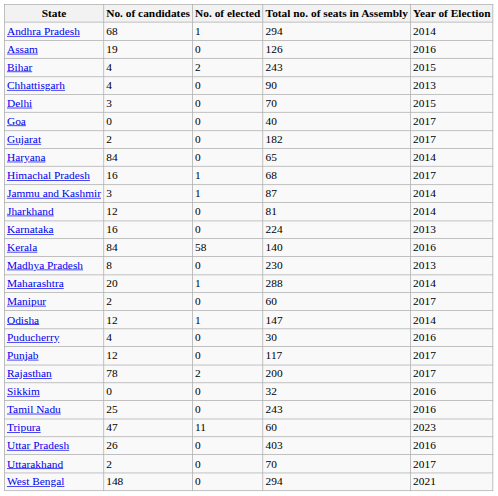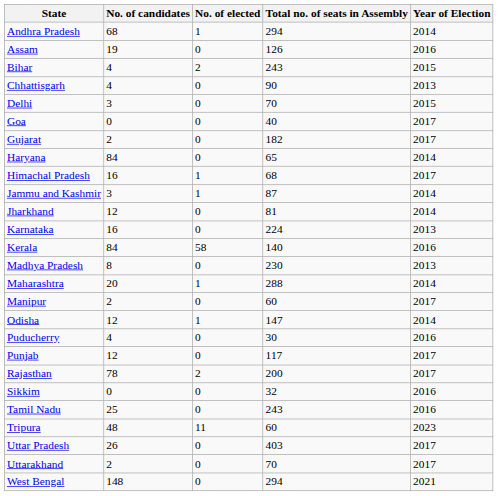(112, 427) 47 -> (112, 427) 48
(424, 445) 2016 -> (424, 445) 2017
